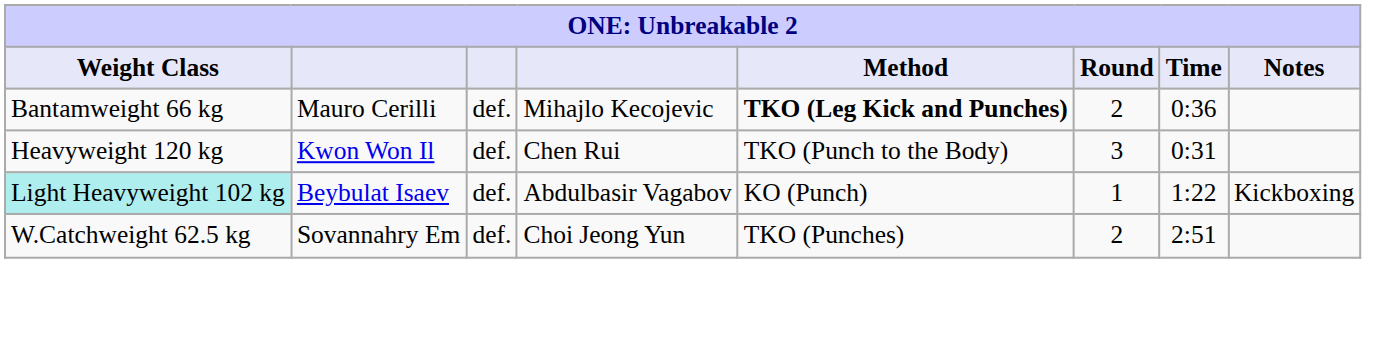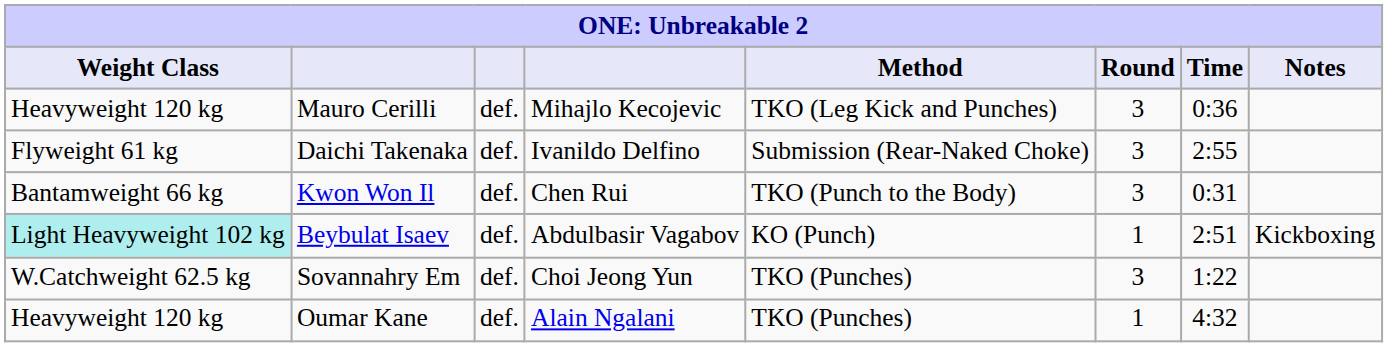(117, 109) Bantamweight 66 kg -> (117, 109) Heavyweight 120 kg
(906, 109) bold -> (904, 109) normal
(1117, 109) 2 -> (1138, 109) 3
+ row: (382, 151)
(117, 151) Heavyweight 120 kg -> (117, 193) Bantamweight 66 kg
(1194, 193) 1:22 -> (1215, 235) 2:51
(1117, 235) 2 -> (1138, 277) 3
(1194, 235) 2:51 -> (1215, 277) 1:22
+ row: (362, 319)
